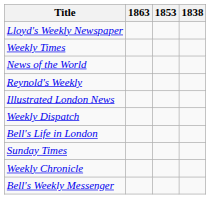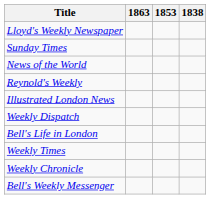rows swapped: (36, 47) <-> (37, 151)
